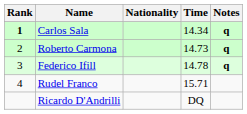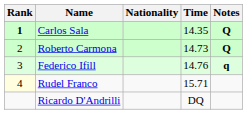(196, 30) 14.34 -> (196, 30) 14.35
(226, 30) q -> (226, 30) Q
(226, 48) q -> (226, 48) Q
(196, 65) 14.78 -> (196, 65) 14.76
(20, 83) no background -> (20, 83) lightyellow background
